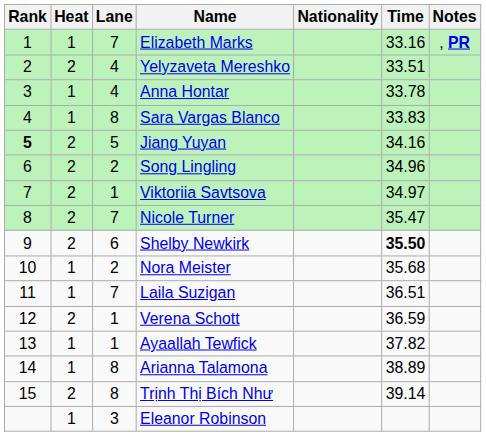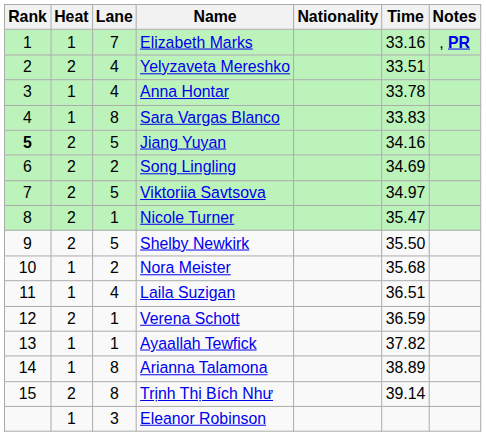(405, 167) 34.96 -> (405, 167) 34.69
(114, 192) 1 -> (114, 192) 5
(114, 218) 7 -> (114, 218) 1
(114, 243) 6 -> (114, 243) 5
(405, 243) bold -> (405, 243) normal
(114, 293) 7 -> (114, 293) 4
